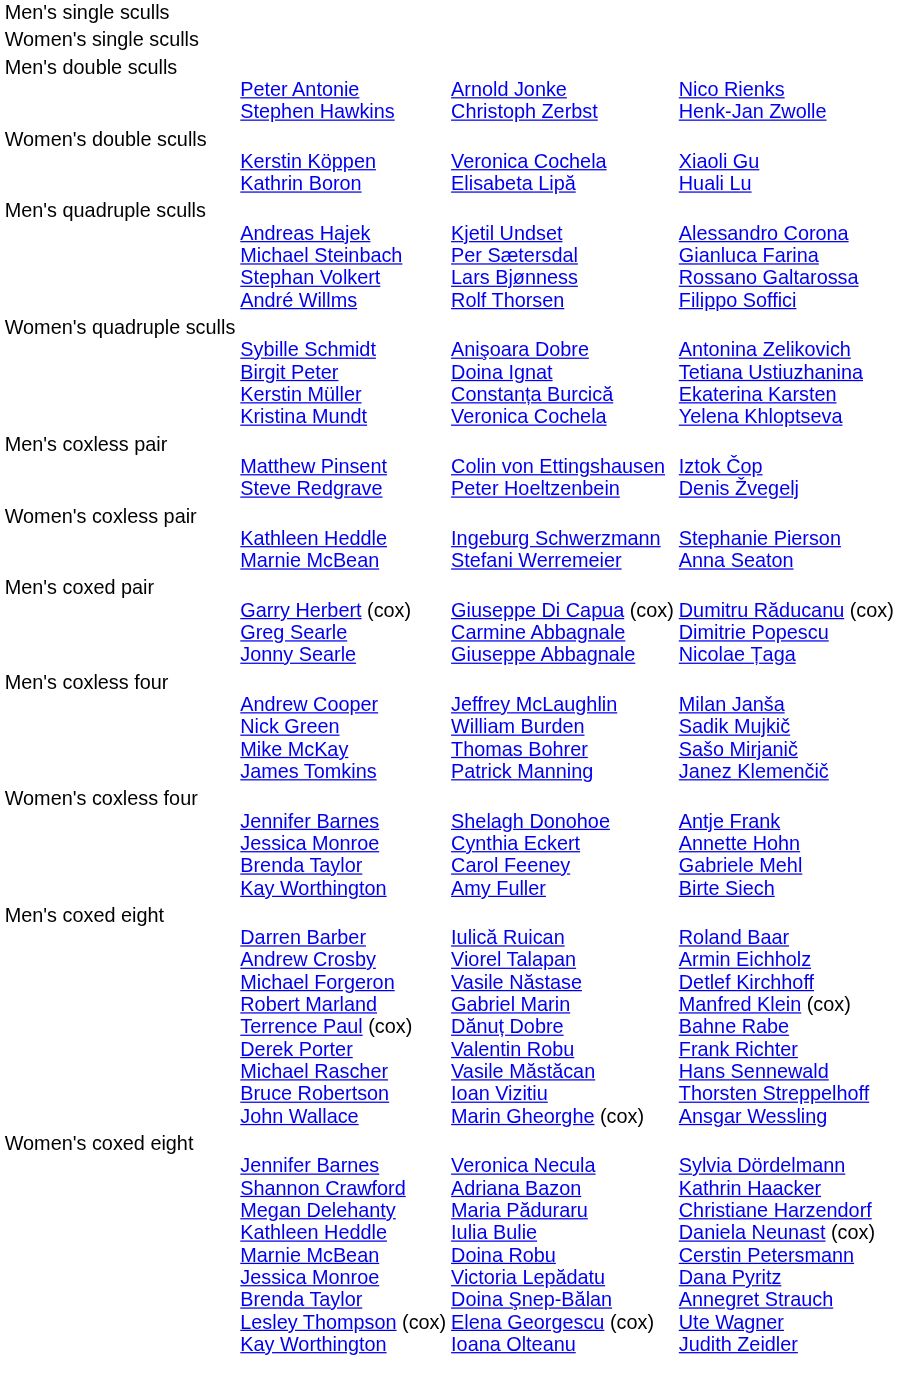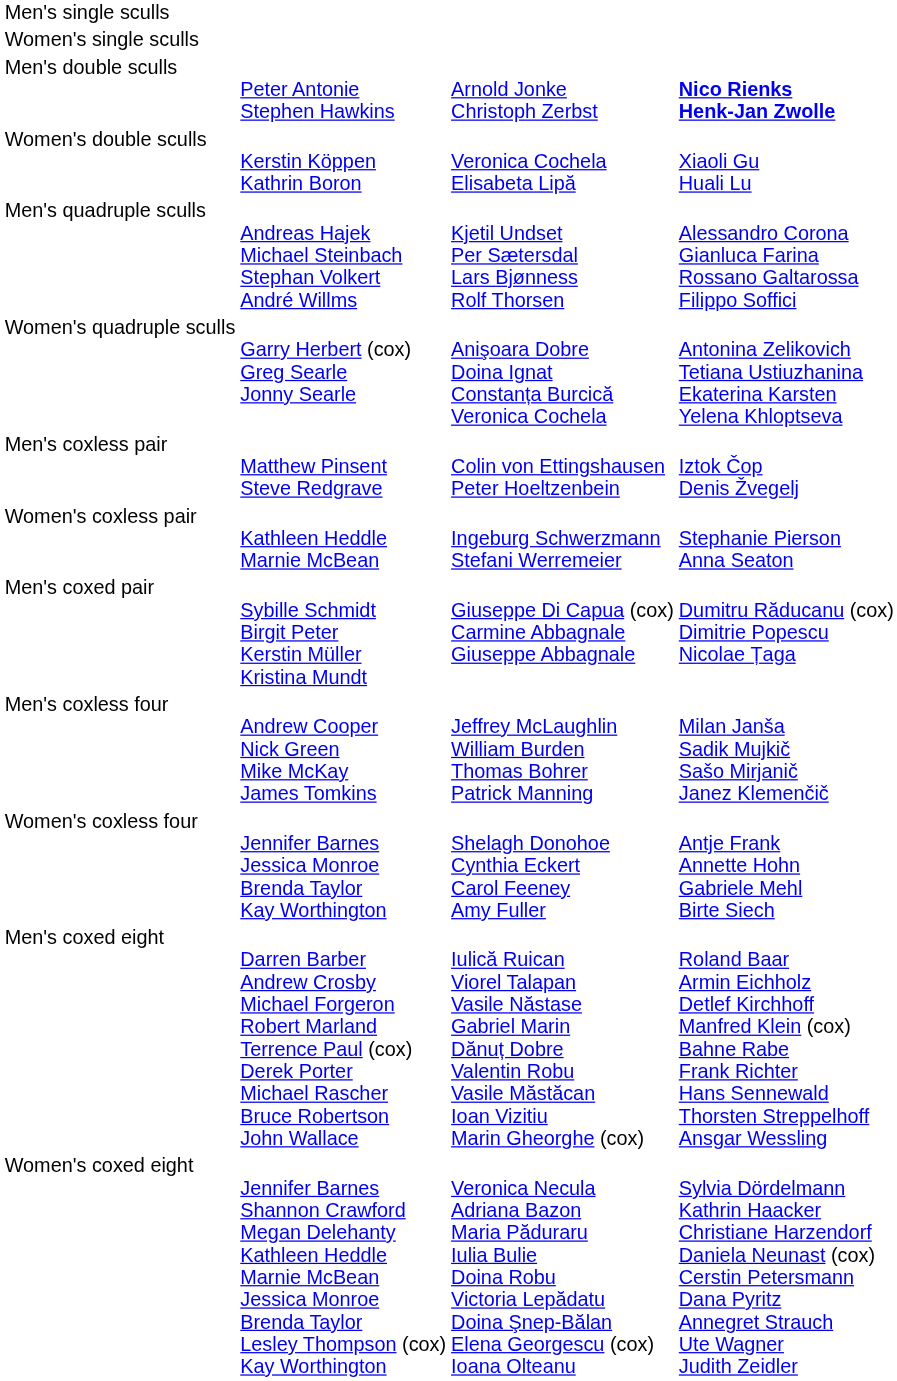(753, 100) normal -> (757, 100) bold
(308, 383) Sybille Schmidt Birgit Peter Kerstin Müller Kristina Mundt -> (326, 372) Garry Herbert (cox) Greg Searle Jonny Searle
(326, 632) Garry Herbert (cox) Greg Searle Jonny Searle -> (308, 643) Sybille Schmidt Birgit Peter Kerstin Müller Kristina Mundt
